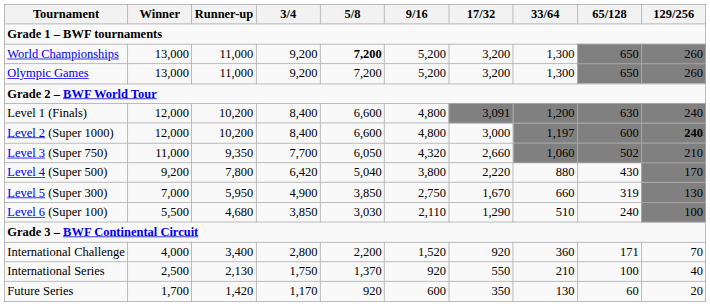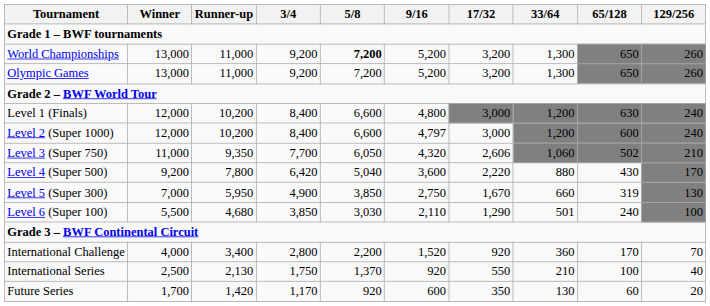(496, 113) 3,091 -> (496, 113) 3,000
(432, 133) 4,800 -> (432, 133) 4,797
(560, 133) 1,197 -> (560, 133) 1,200
(694, 133) bold -> (694, 133) normal
(496, 152) 2,660 -> (496, 152) 2,606
(432, 172) 3,800 -> (432, 172) 3,600
(565, 212) 510 -> (565, 212) 501
(629, 251) 171 -> (629, 251) 170
